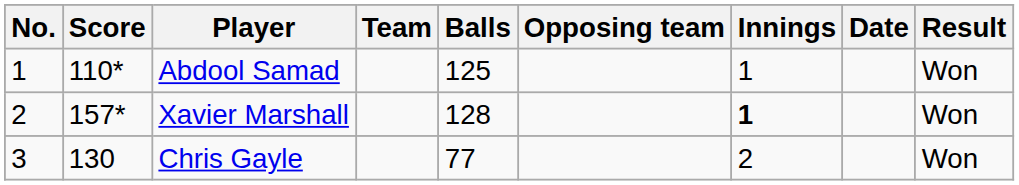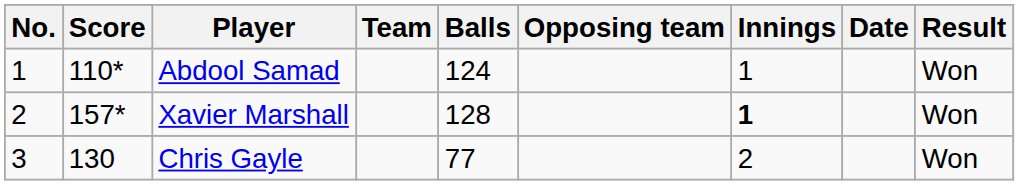(468, 71) 125 -> (468, 71) 124
